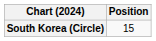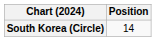(129, 28) 15 -> (129, 28) 14
